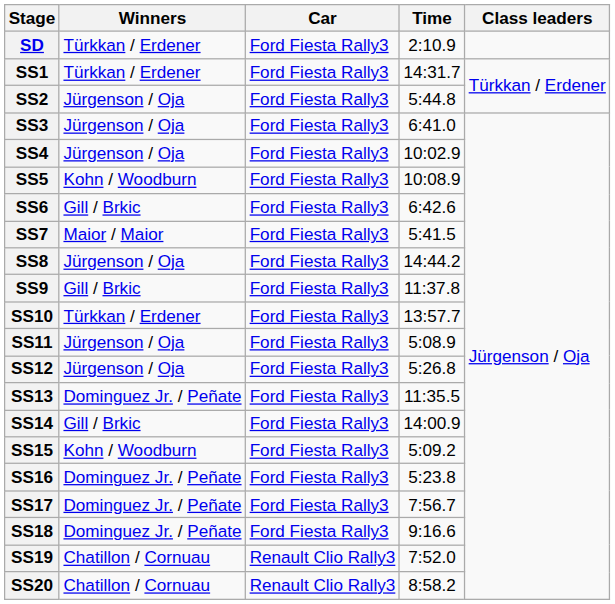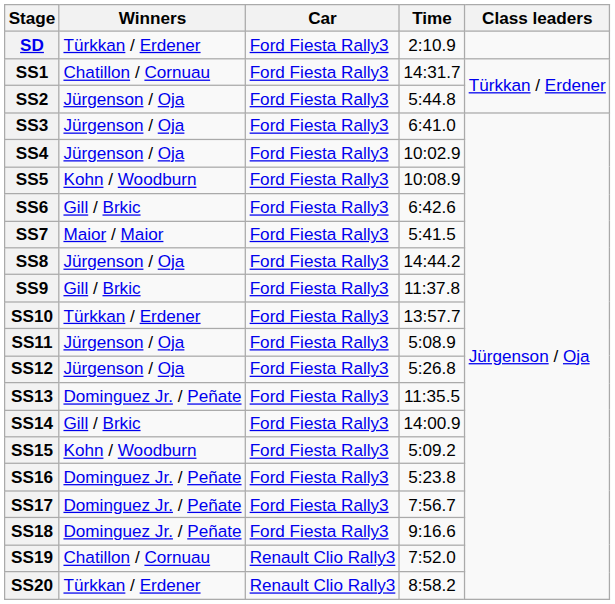(132, 72) Türkkan / Erdener -> (137, 72) Chatillon / Cornuau
(137, 585) Chatillon / Cornuau -> (132, 585) Türkkan / Erdener
